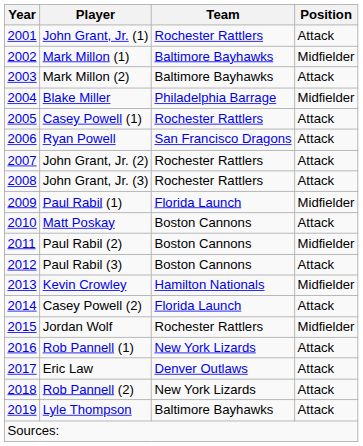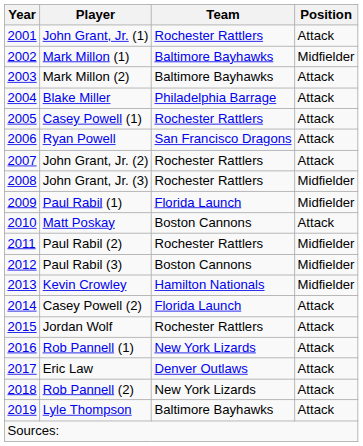(326, 98) Midfielder -> (316, 98) Attack
(316, 181) Attack -> (326, 181) Midfielder
(203, 243) Boston Cannons -> (209, 243) Rochester Rattlers
(316, 264) Attack -> (326, 264) Midfielder
(326, 327) Midfielder -> (316, 327) Attack
